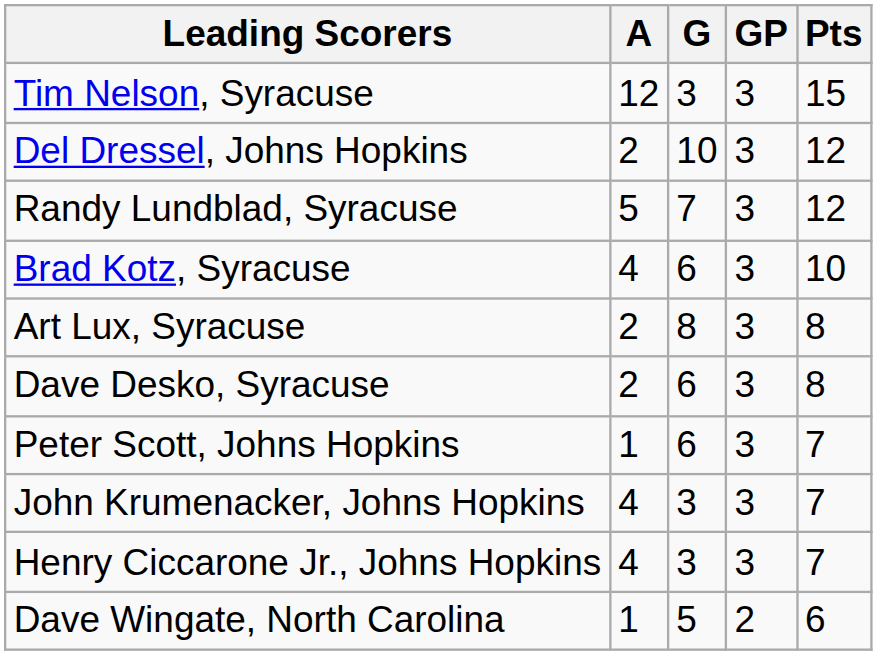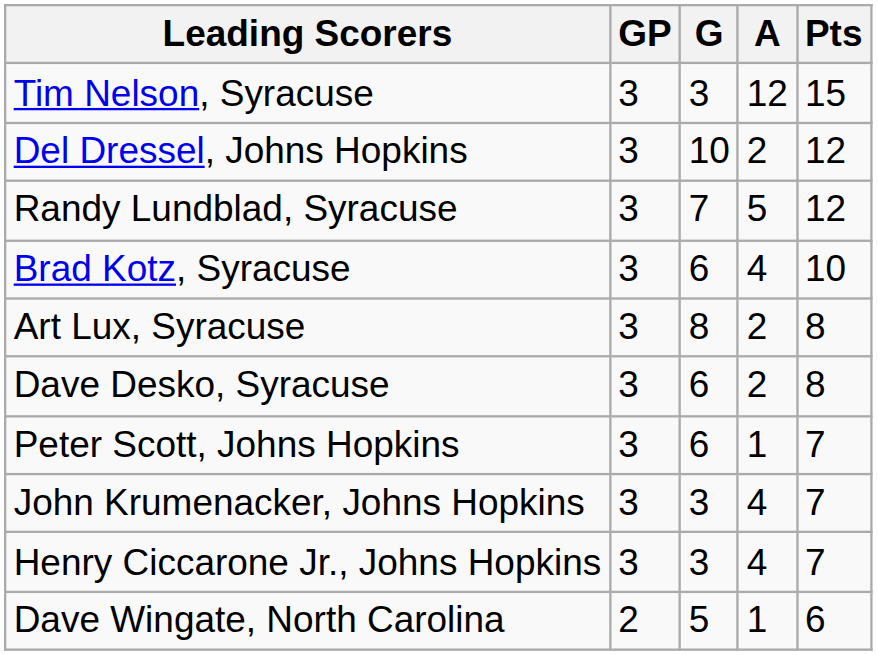columns swapped: (761, 33) <-> (639, 33)
